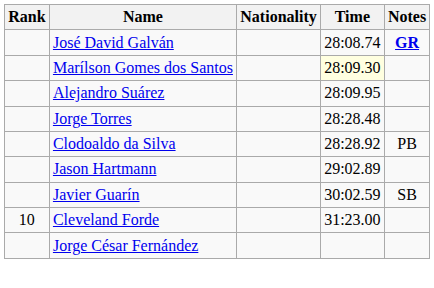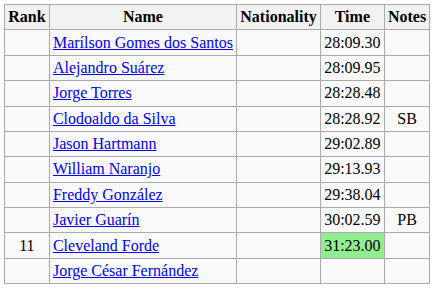- row: (113, 42)
(352, 67) lightyellow background -> (352, 42) no background
(407, 144) PB -> (407, 118) SB
+ row: (107, 169)
+ row: (108, 194)
(407, 194) SB -> (407, 220) PB
(27, 220) 10 -> (27, 245) 11
(352, 220) no background -> (352, 245) lightgreen background
